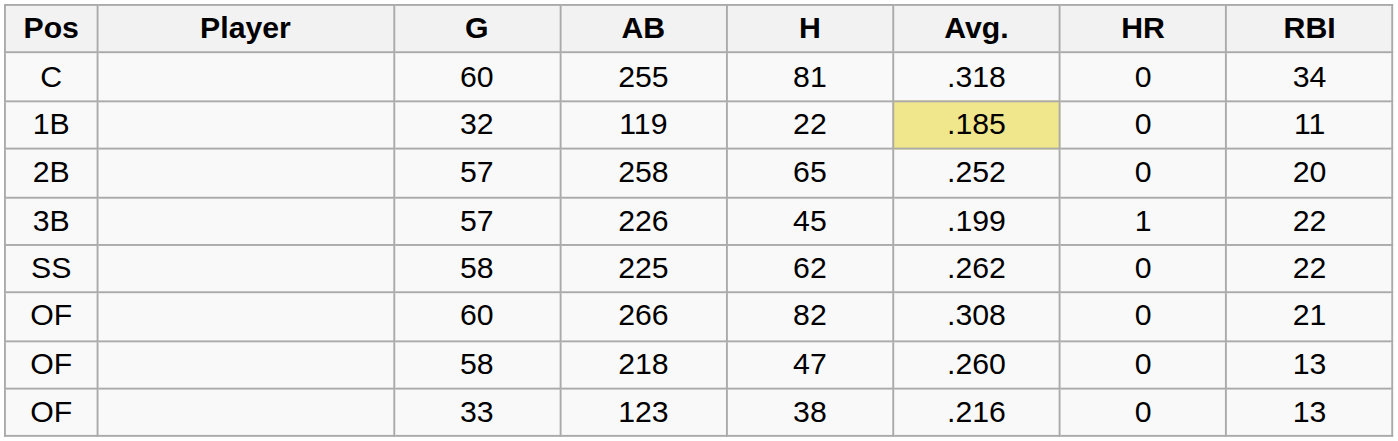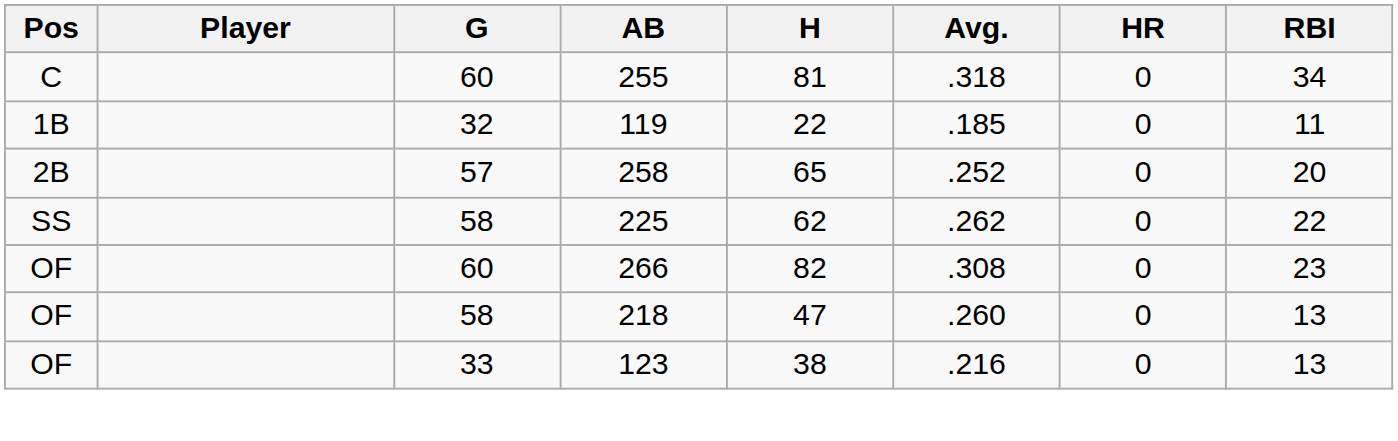(976, 124) khaki background -> (976, 124) no background
- row: (643, 220)
(1310, 316) 21 -> (1310, 268) 23
